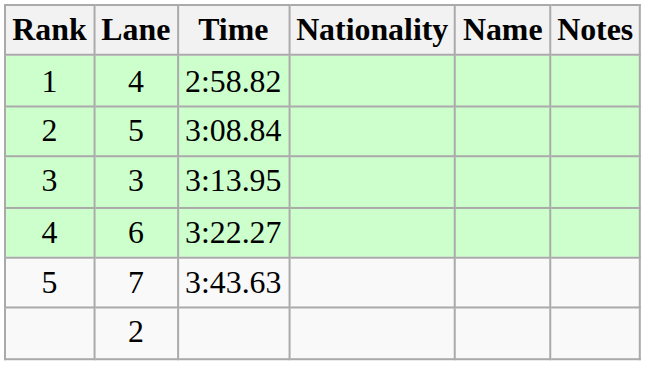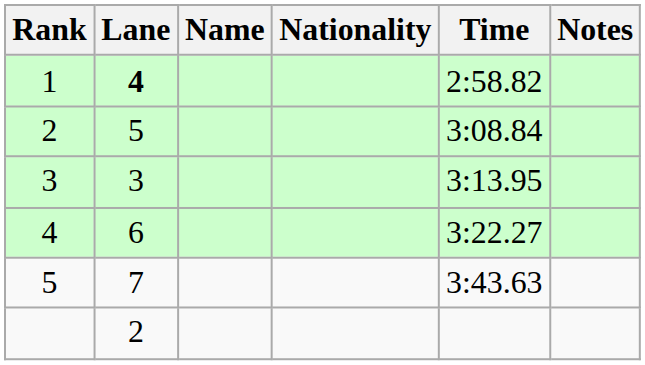columns swapped: (503, 29) <-> (233, 29)
(136, 80) normal -> (136, 80) bold
